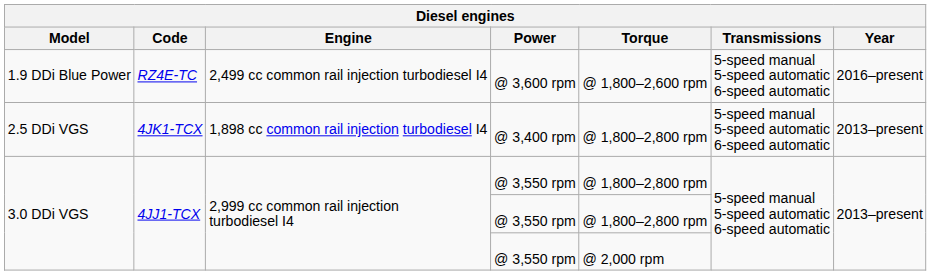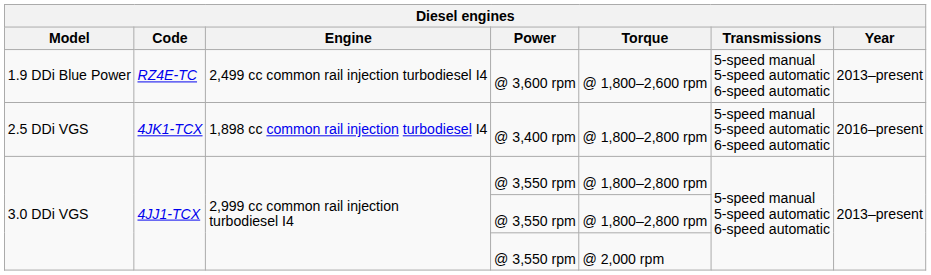(880, 76) 2016–present -> (880, 76) 2013–present
(880, 130) 2013–present -> (880, 130) 2016–present
